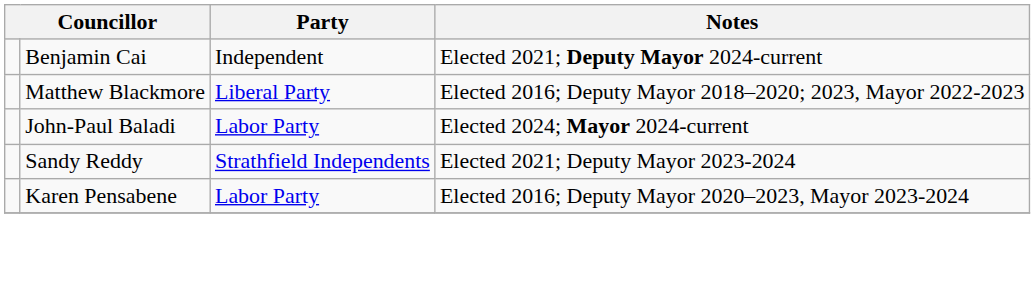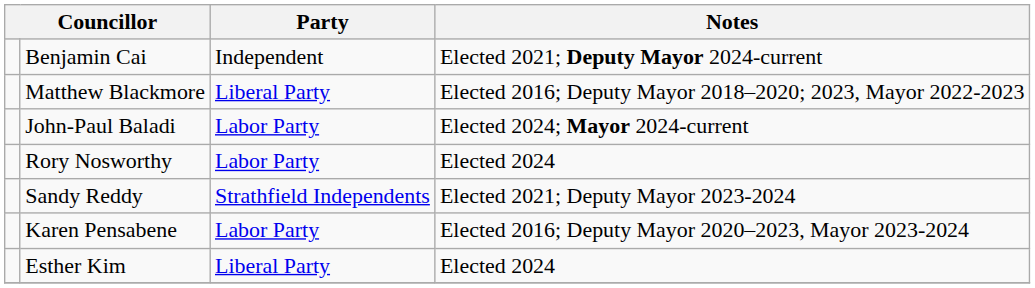+ row: (99, 160)
+ row: (76, 265)
